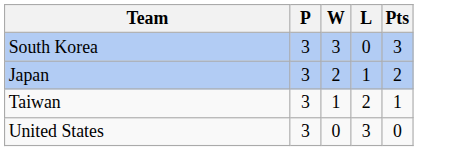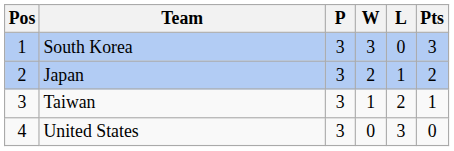+ column: (22, 18)
